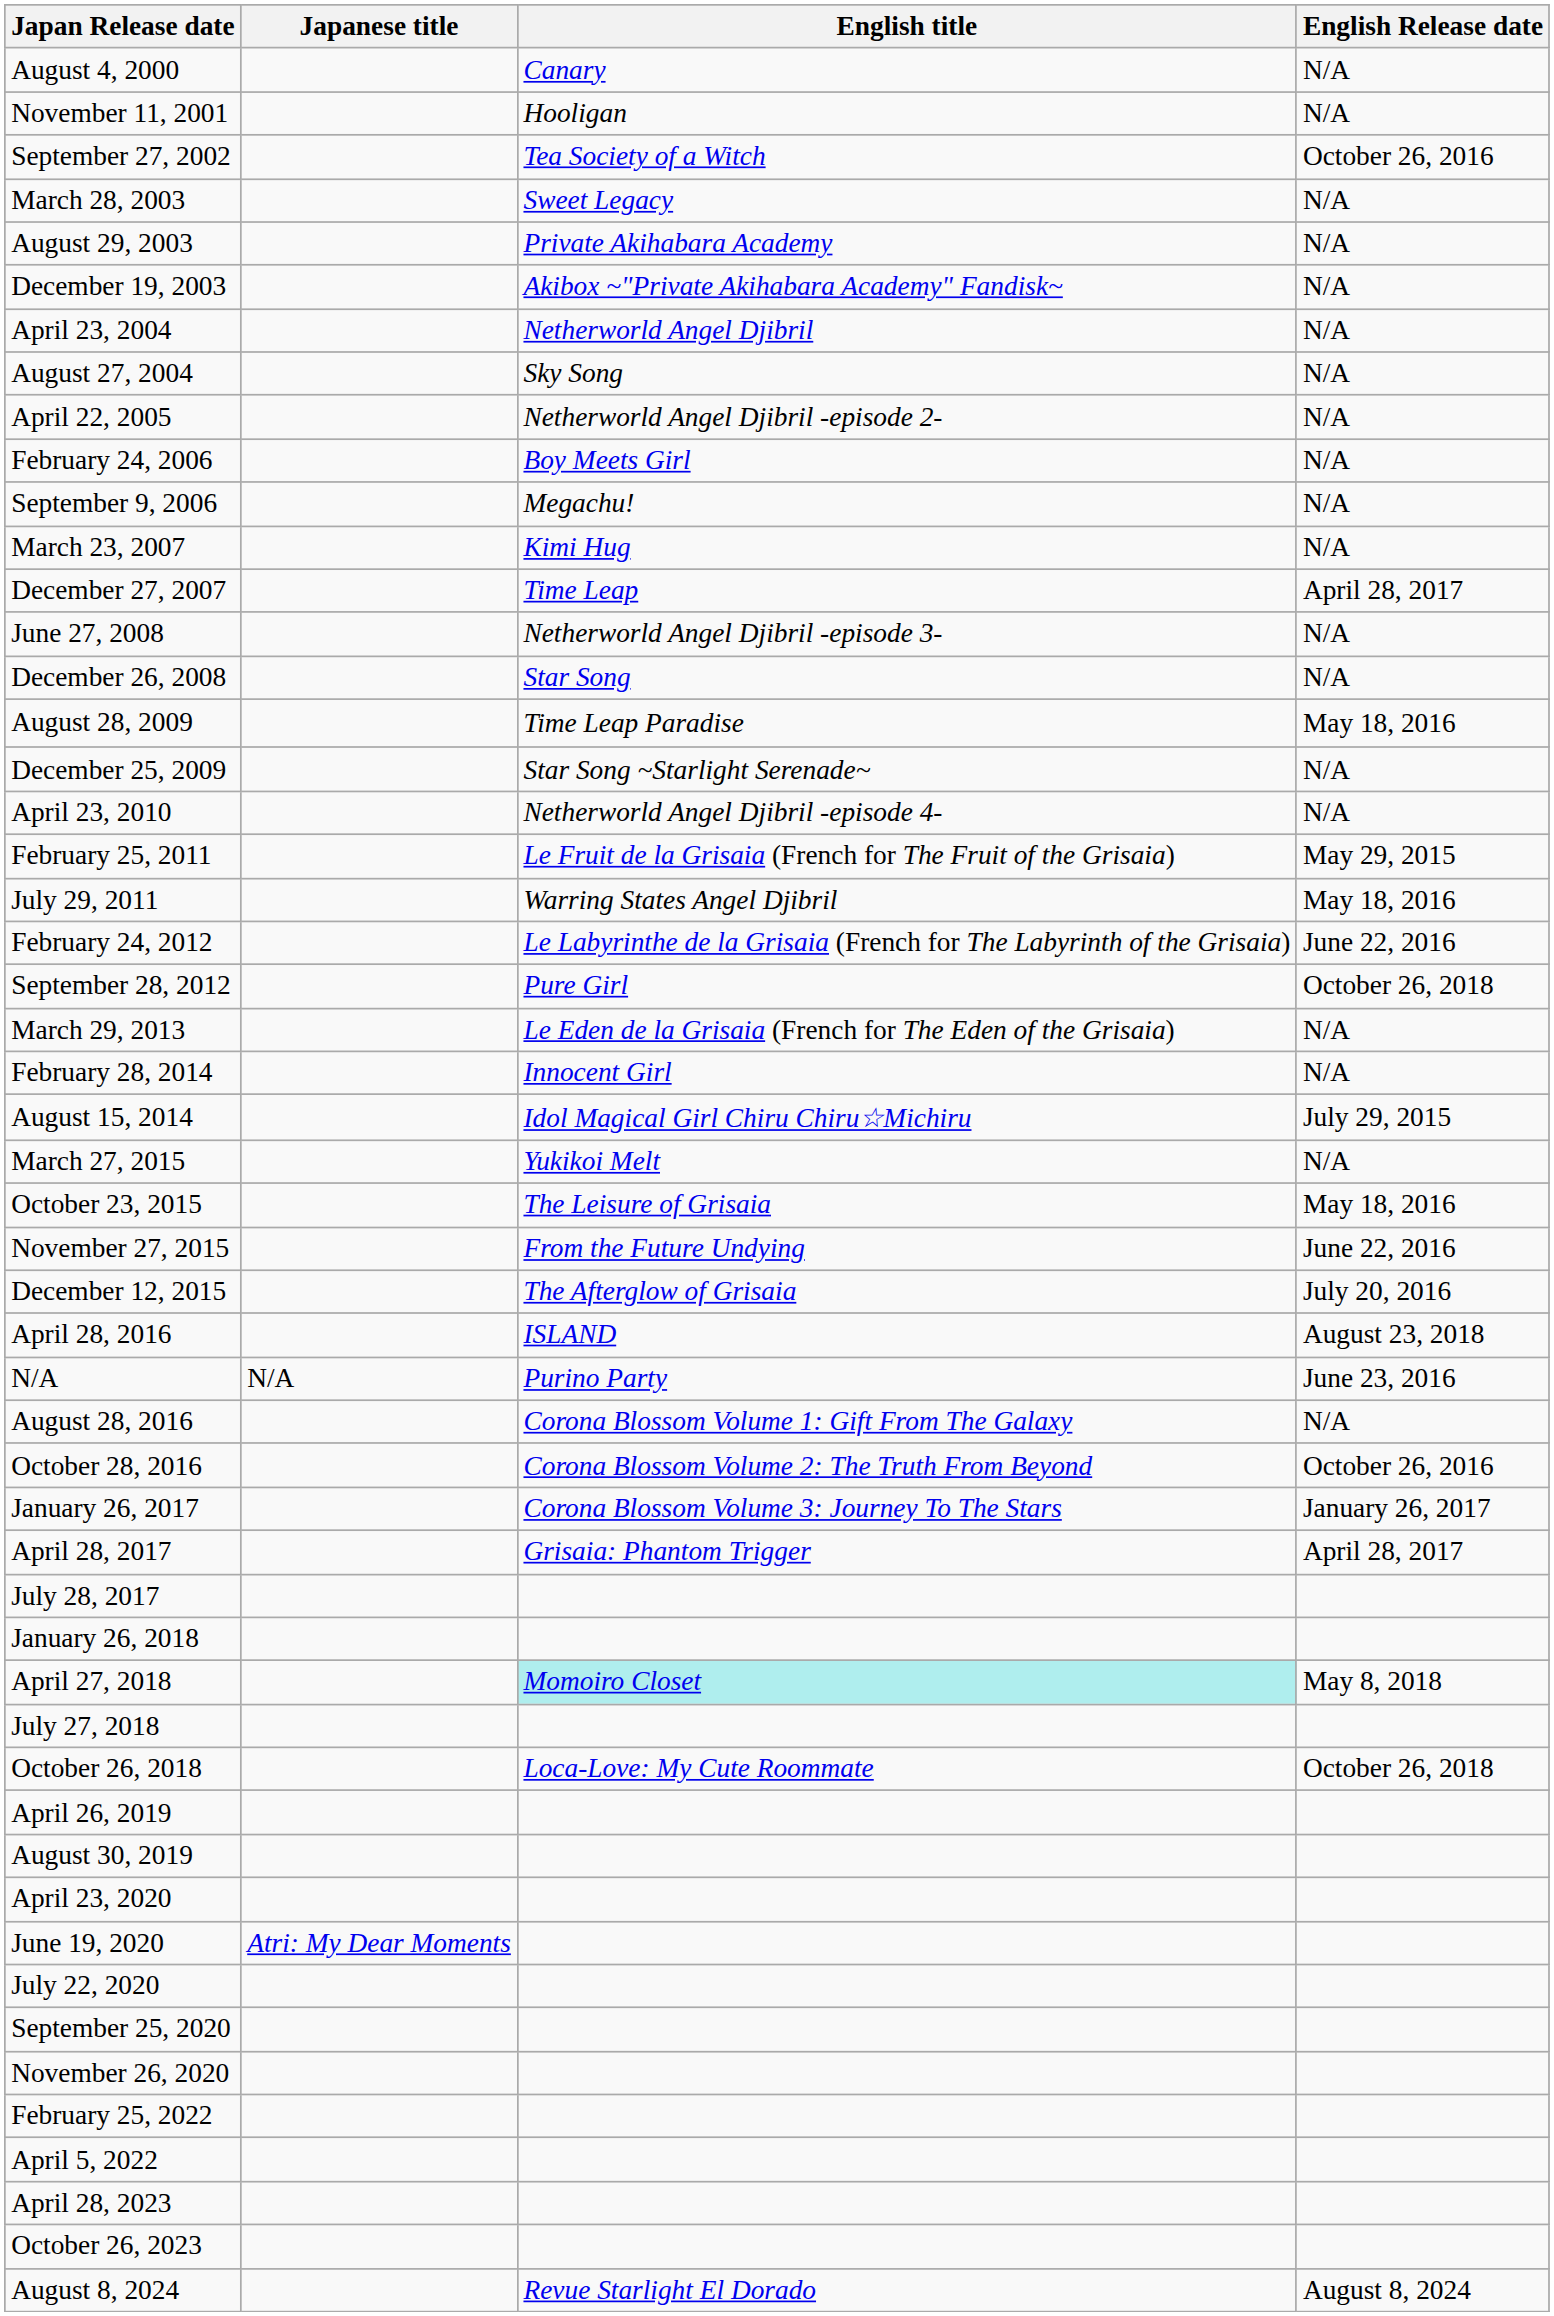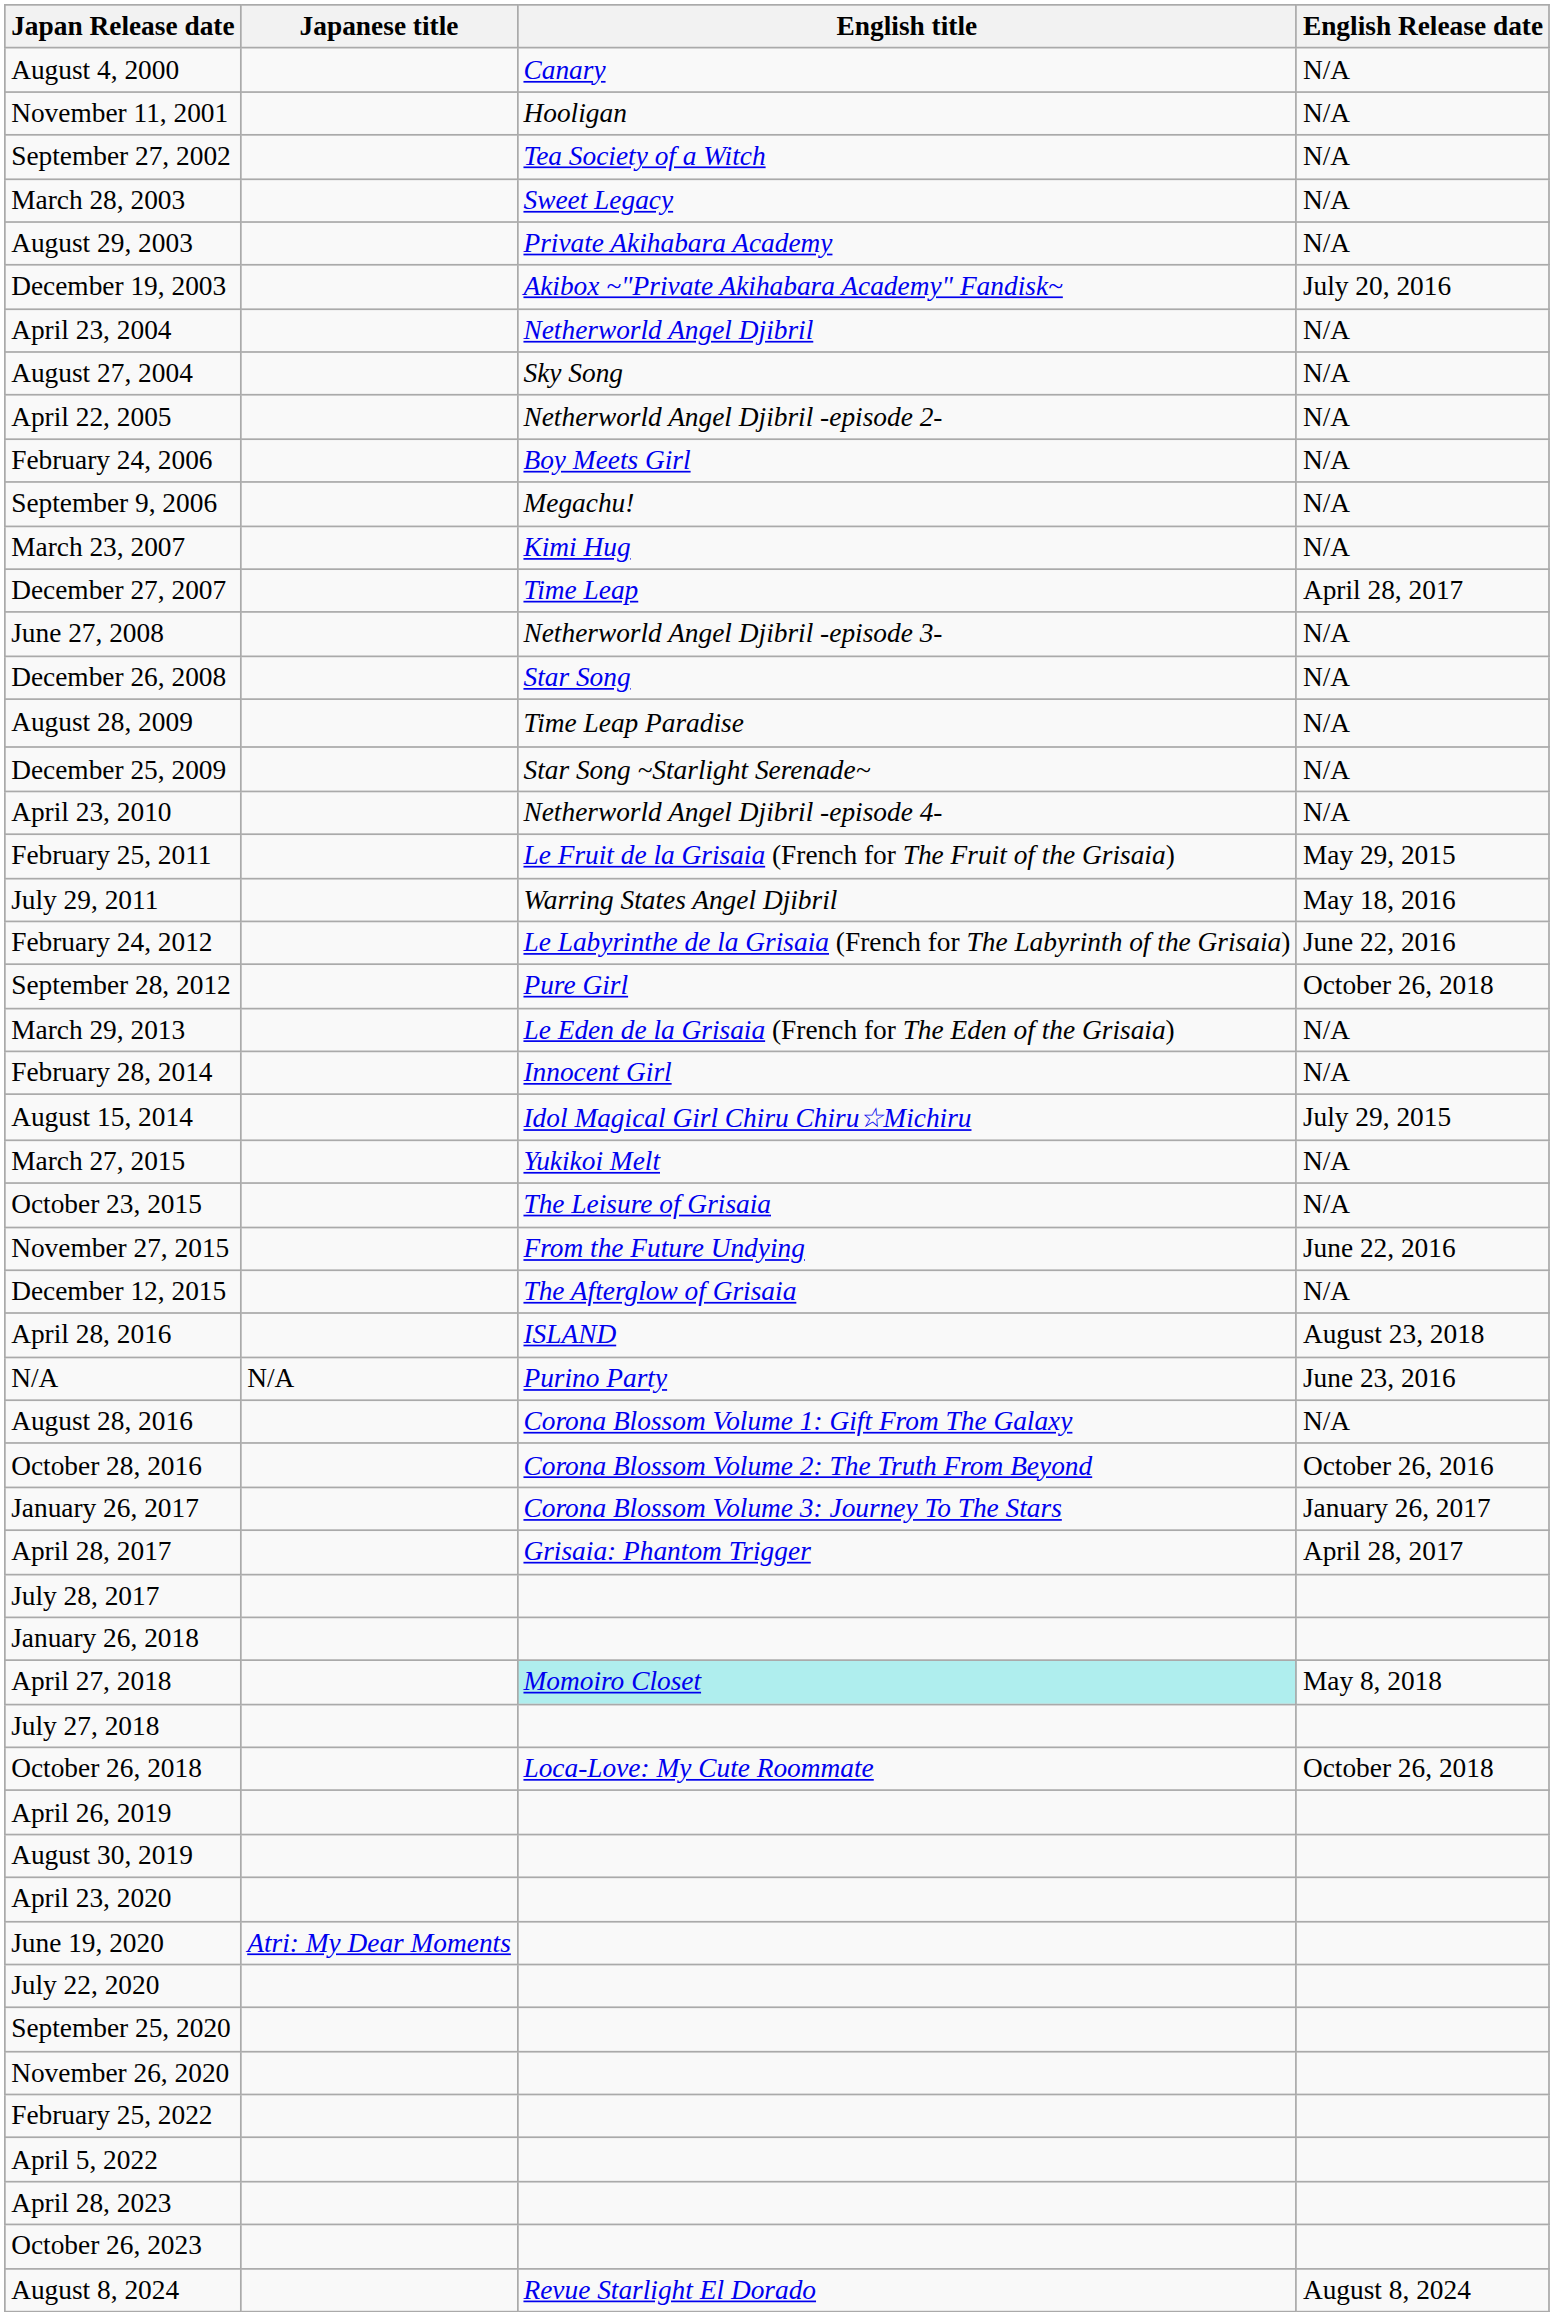(1398, 156) October 26, 2016 -> (1326, 156) N/A
(1326, 286) N/A -> (1377, 286) July 20, 2016
(1379, 723) May 18, 2016 -> (1326, 723) N/A
(1379, 1204) May 18, 2016 -> (1326, 1204) N/A
(1377, 1291) July 20, 2016 -> (1326, 1291) N/A
